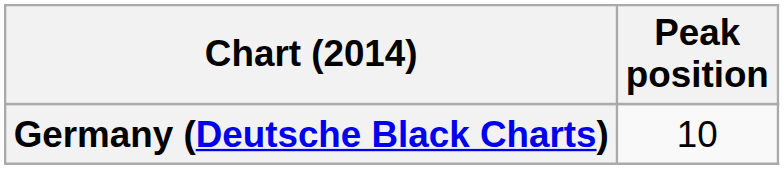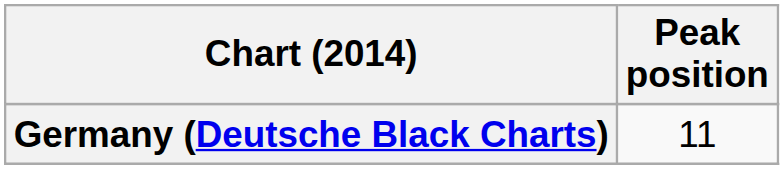(697, 133) 10 -> (697, 133) 11
